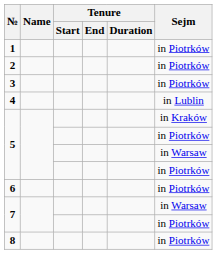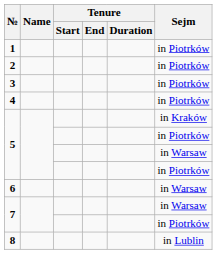(183, 100) in Lublin -> (183, 100) in Piotrków
(183, 188) in Piotrków -> (183, 188) in Warsaw
(183, 240) in Piotrków -> (183, 240) in Lublin
